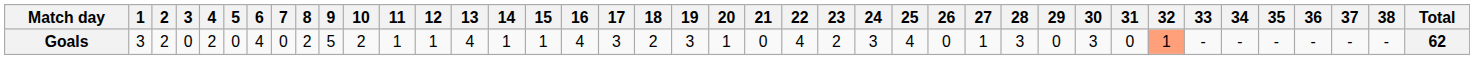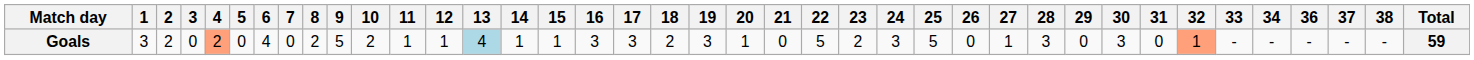- column: (1277, 17)
(212, 41) no background -> (217, 41) lightsalmon background
(470, 41) no background -> (482, 41) lightblue background
(580, 41) 4 -> (595, 41) 3
(800, 41) 4 -> (820, 41) 5
(910, 41) 4 -> (933, 41) 5
(1437, 41) 62 -> (1436, 41) 59
